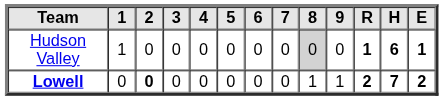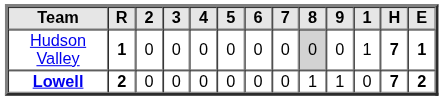columns swapped: (122, 18) <-> (367, 18)
(394, 49) 6 -> (394, 49) 7
(149, 81) bold -> (149, 81) normal
